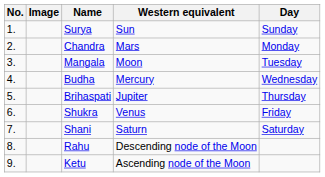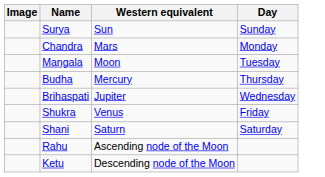- column: (15, 12)
(289, 79) Wednesday -> (262, 79) Thursday
(284, 96) Thursday -> (268, 96) Wednesday
(186, 146) Descending node of the Moon -> (161, 146) Ascending node of the Moon
(183, 163) Ascending node of the Moon -> (164, 163) Descending node of the Moon
